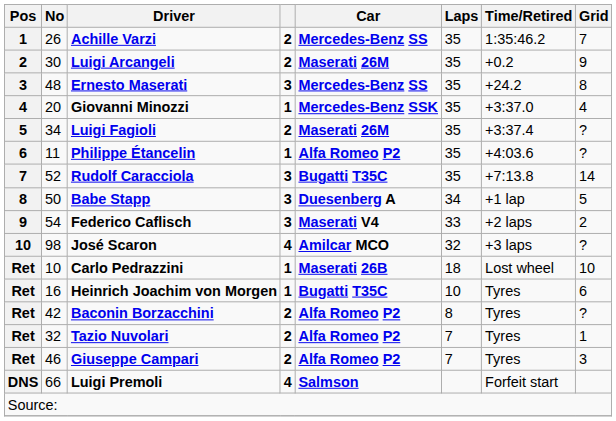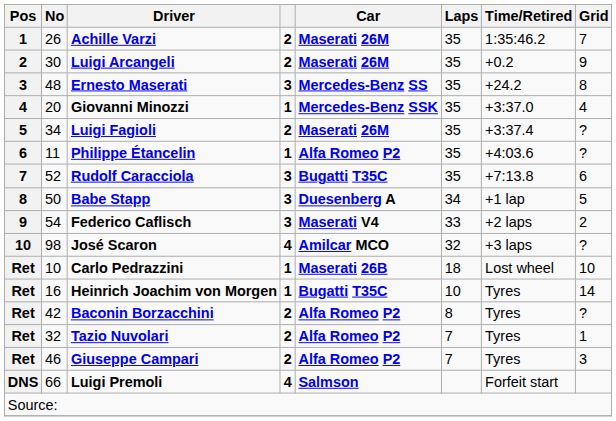(363, 39) Mercedes-Benz SS -> (344, 39) Maserati 26M
(587, 176) 14 -> (583, 176) 6
(583, 290) 6 -> (587, 290) 14
